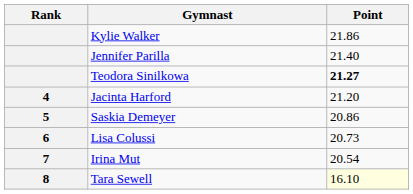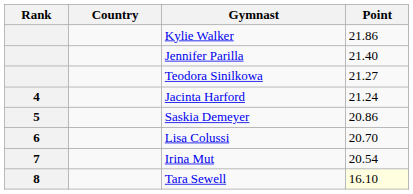+ column: (115, 14)
(345, 76) bold -> (363, 76) normal
(345, 96) 21.20 -> (363, 96) 21.24
(345, 138) 20.73 -> (363, 138) 20.70
